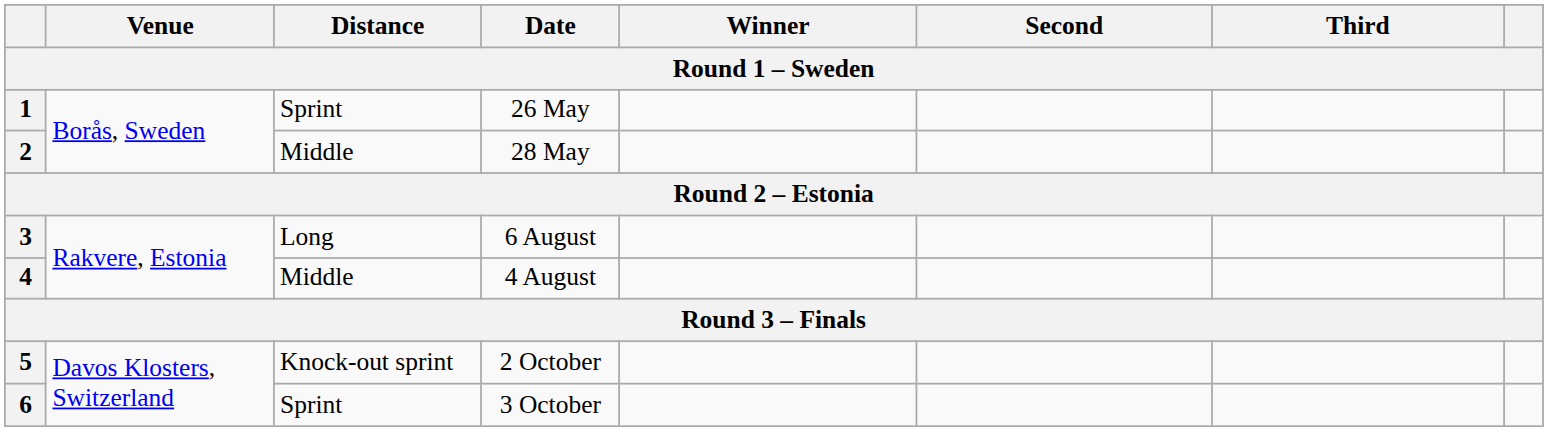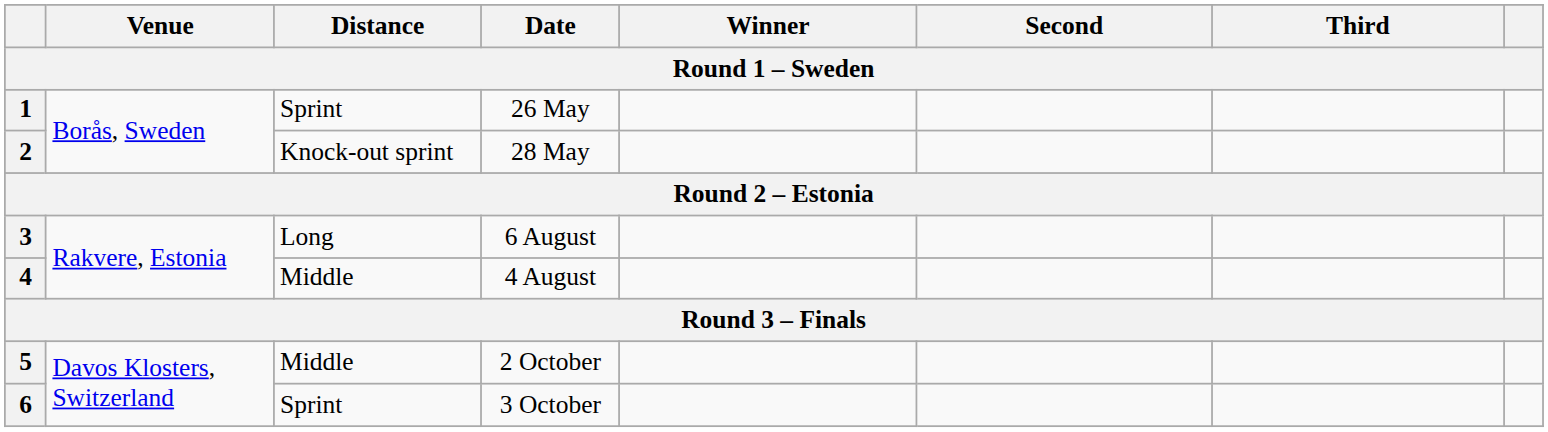(317, 152) Middle -> (367, 152) Knock-out sprint
(367, 362) Knock-out sprint -> (317, 362) Middle
